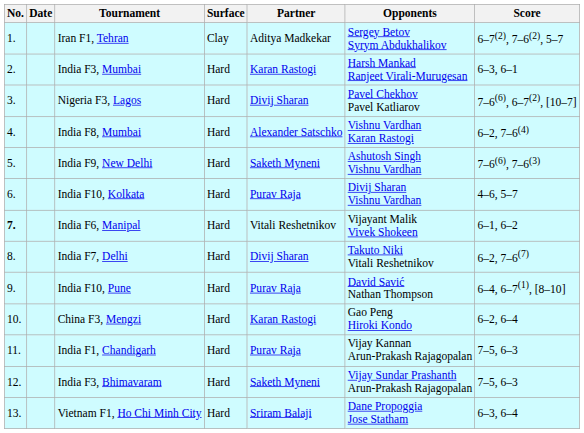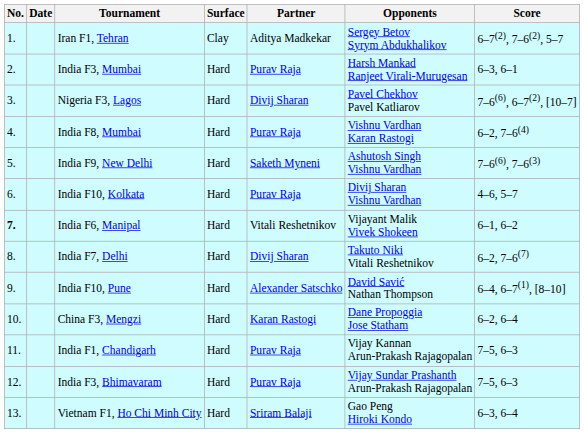(283, 69) Karan Rastogi -> (275, 69) Purav Raja
(296, 132) Alexander Satschko -> (275, 132) Purav Raja
(275, 288) Purav Raja -> (296, 288) Alexander Satschko
(380, 319) Gao Peng Hiroki Kondo -> (385, 319) Dane Propoggia Jose Statham
(285, 381) Saketh Myneni -> (275, 381) Purav Raja
(385, 413) Dane Propoggia Jose Statham -> (380, 413) Gao Peng Hiroki Kondo
